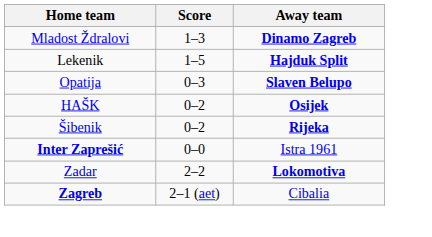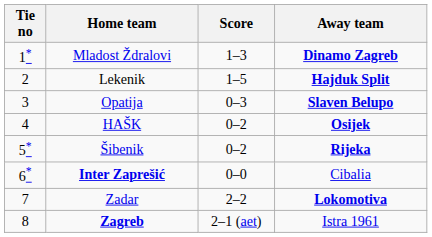+ column: (25, 23)
(309, 149) Istra 1961 -> (351, 174) Cibalia
(309, 194) Cibalia -> (351, 221) Istra 1961
